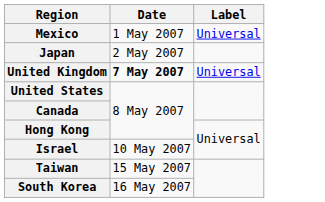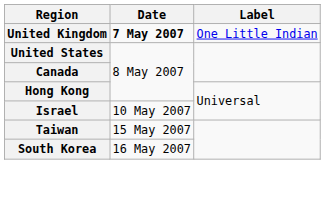- row: (57, 33)
- row: (57, 53)
(229, 72) Universal -> (257, 33) One Little Indian
